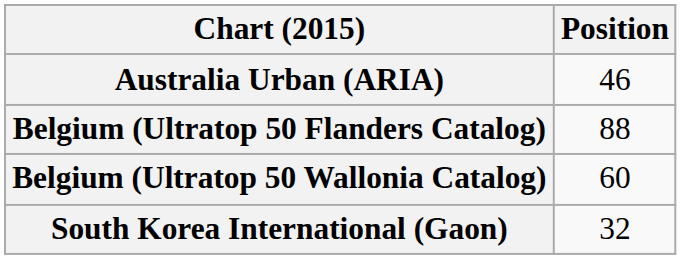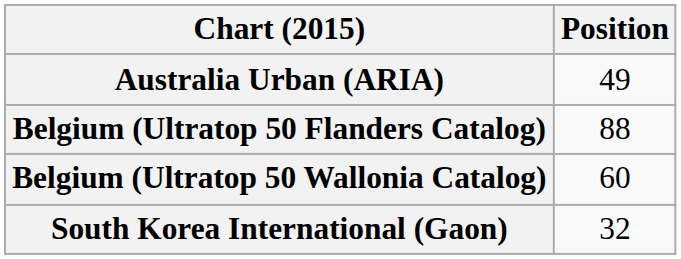(615, 79) 46 -> (615, 79) 49
